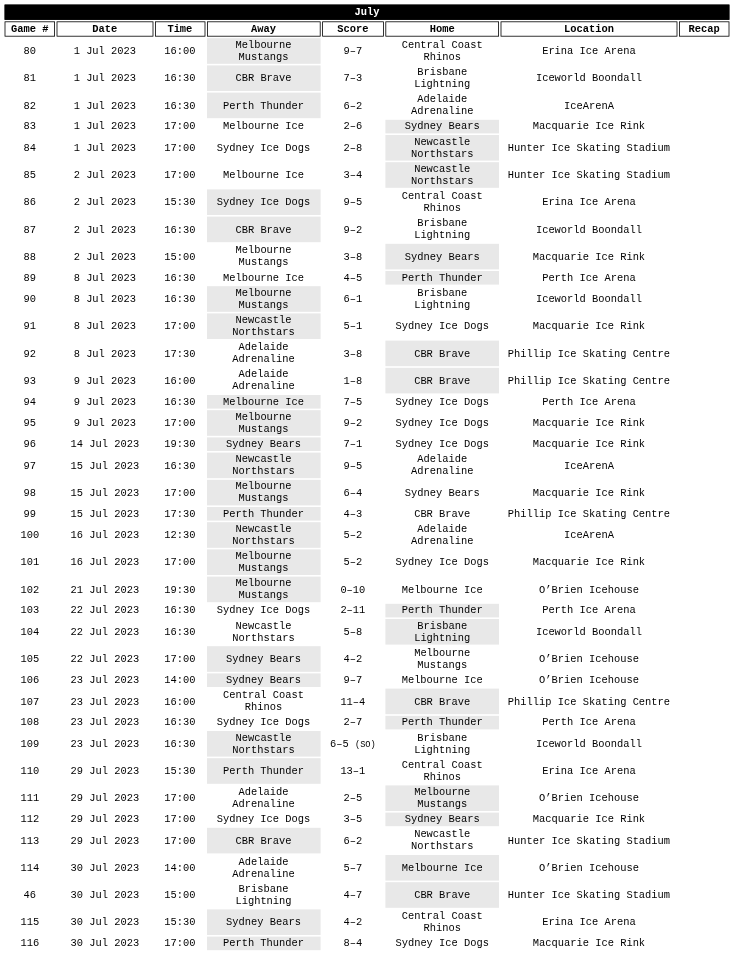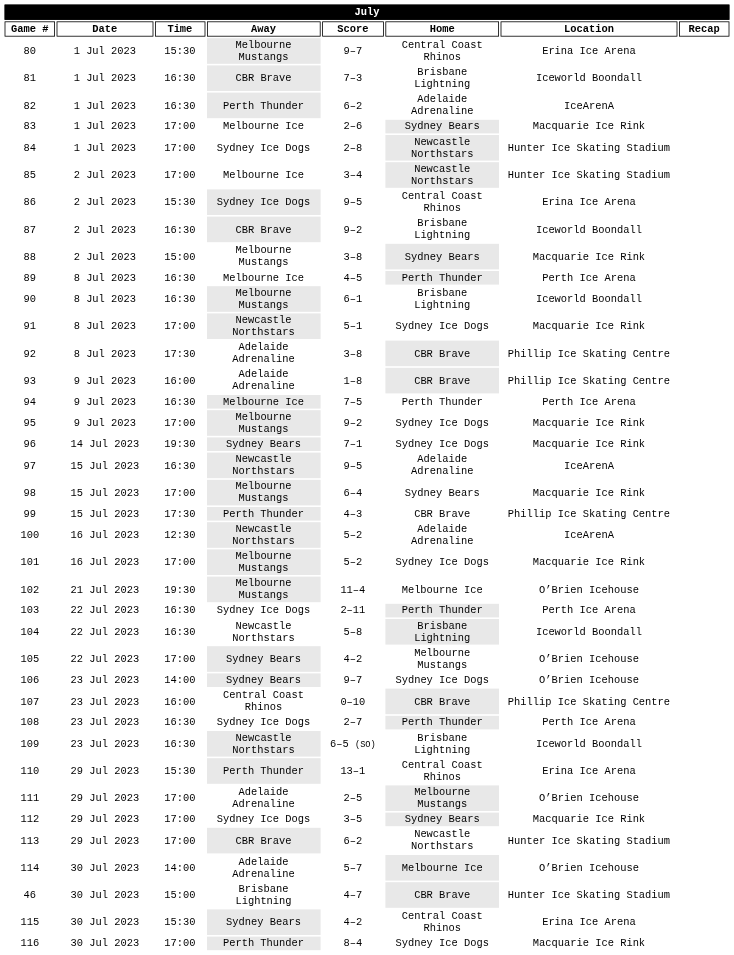(180, 51) 16:00 -> (180, 51) 15:30
(442, 402) Sydney Ice Dogs -> (442, 402) Perth Thunder
(353, 589) 0–10 -> (353, 589) 11–4
(442, 680) Melbourne Ice -> (442, 680) Sydney Ice Dogs
(353, 701) 11–4 -> (353, 701) 0–10
